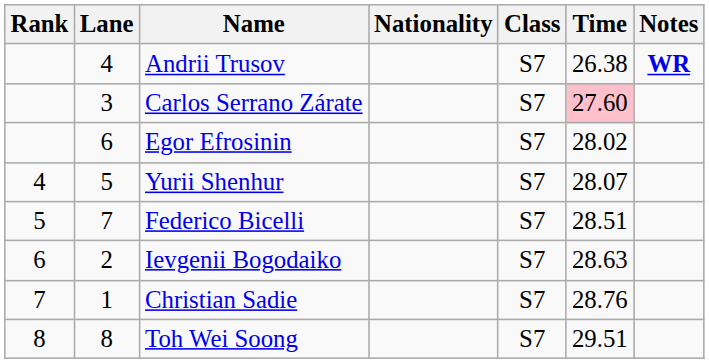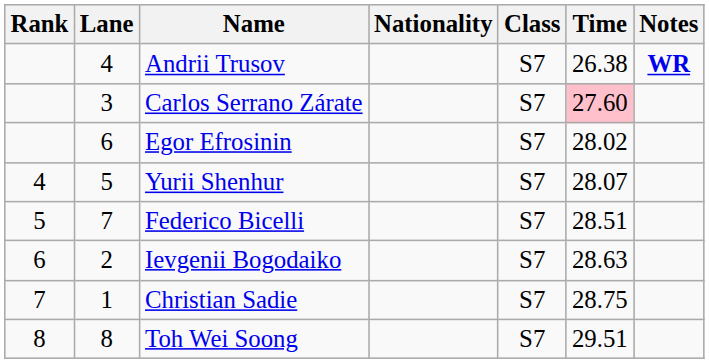(600, 299) 28.76 -> (600, 299) 28.75
